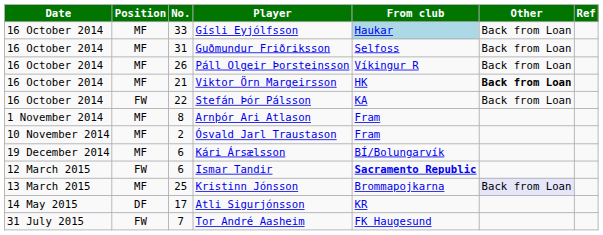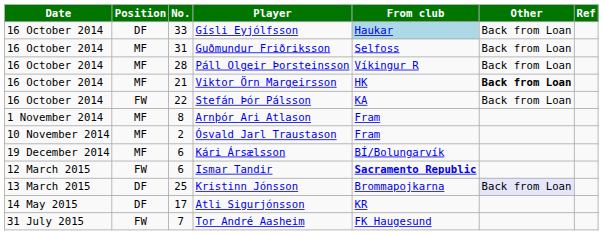(140, 30) MF -> (140, 30) DF
(181, 65) 26 -> (181, 65) 28
(140, 187) MF -> (140, 187) DF
